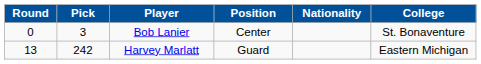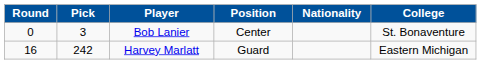(31, 50) 13 -> (31, 50) 16
